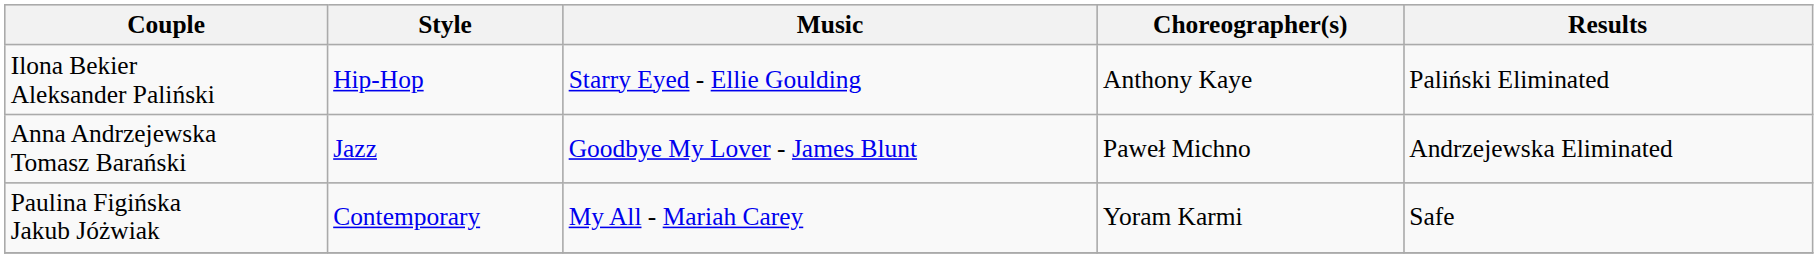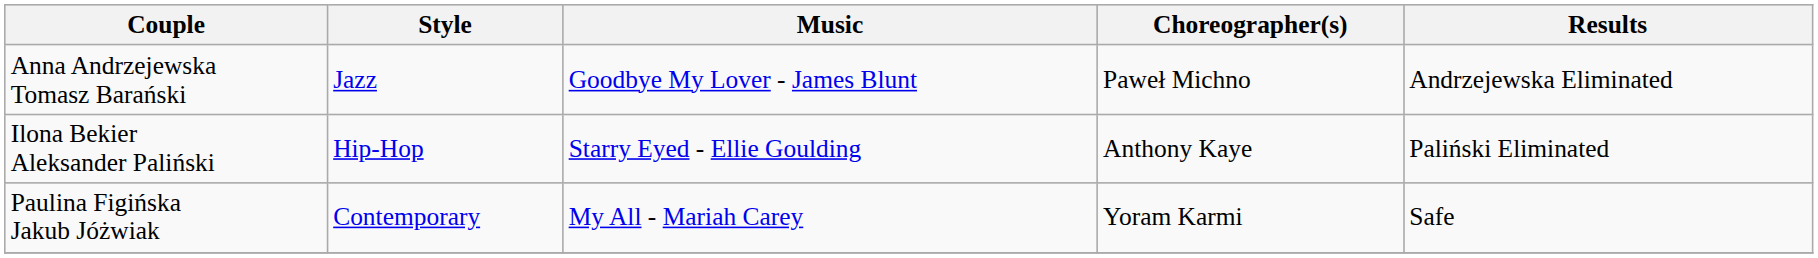rows swapped: (113, 148) <-> (113, 79)
